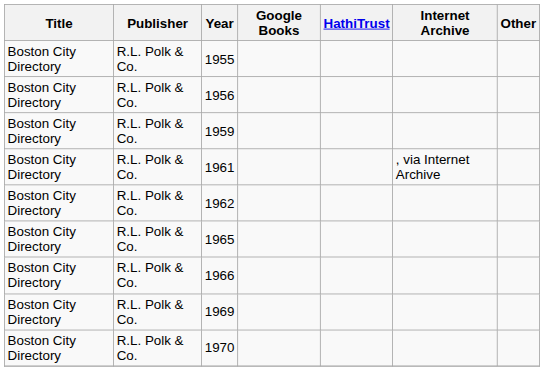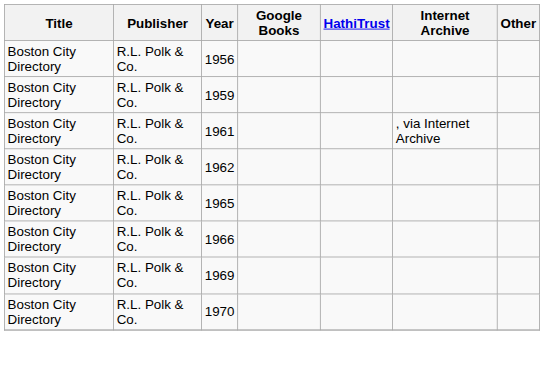- row: (220, 59)
